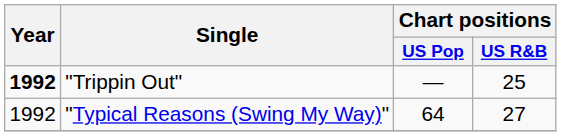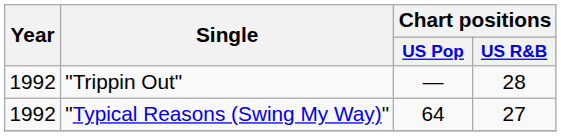(33, 81) bold -> (33, 81) normal
(514, 81) 25 -> (514, 81) 28
